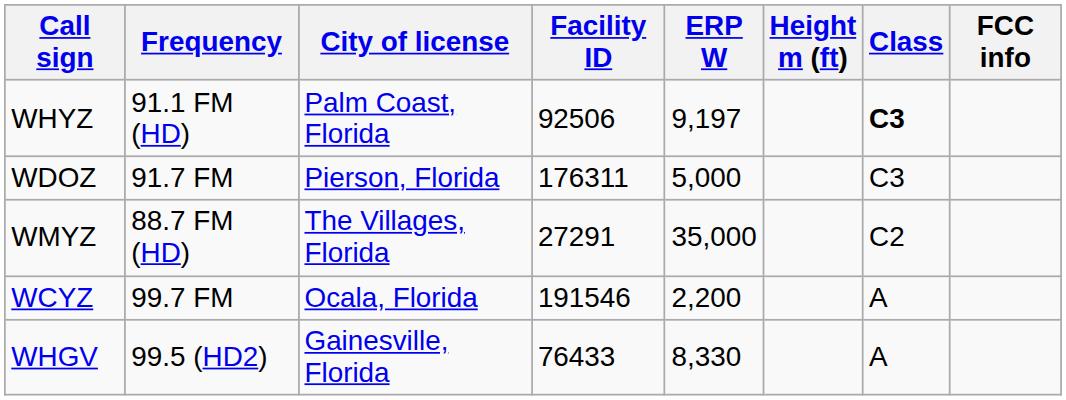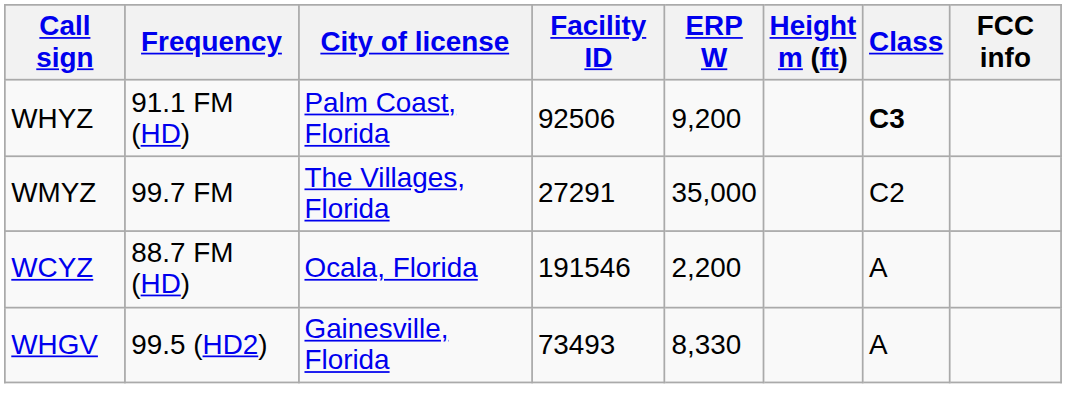(706, 117) 9,197 -> (706, 117) 9,200
- row: (54, 177)
(182, 237) 88.7 FM (HD) -> (182, 193) 99.7 FM
(182, 297) 99.7 FM -> (182, 268) 88.7 FM (HD)
(577, 356) 76433 -> (577, 344) 73493
